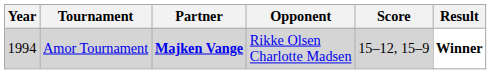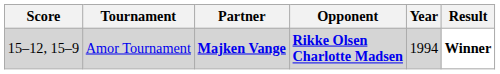columns swapped: (22, 16) <-> (394, 16)
(301, 48) normal -> (348, 48) bold
